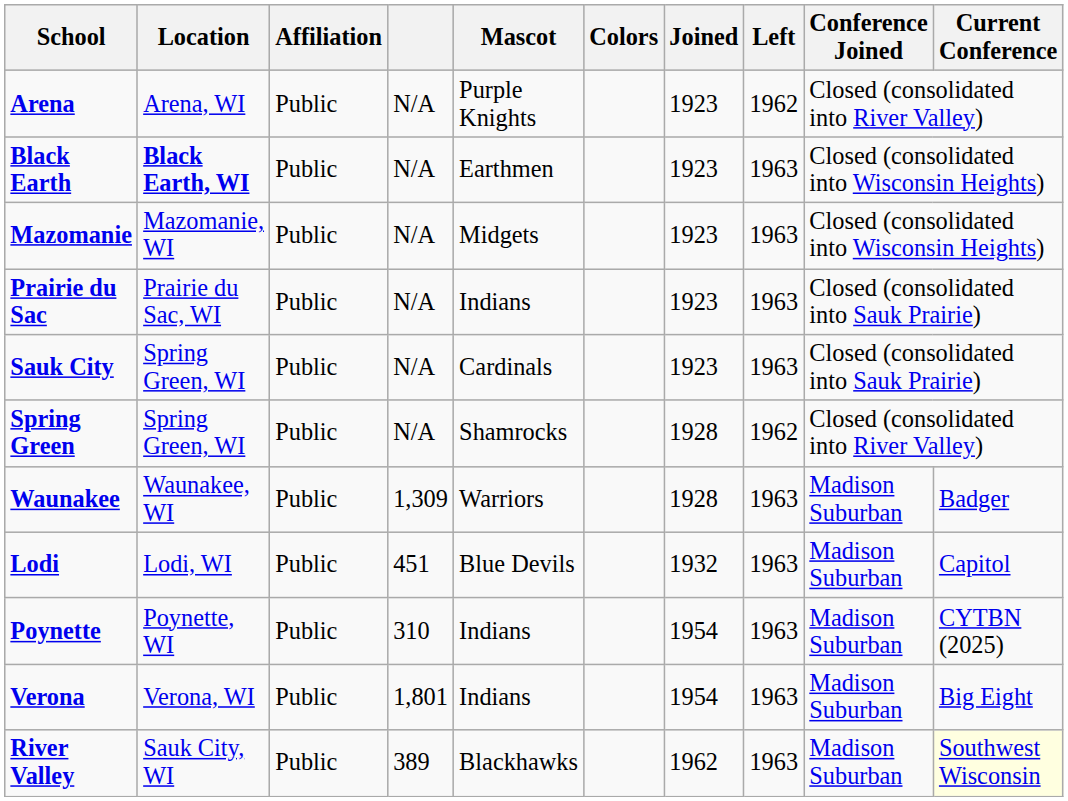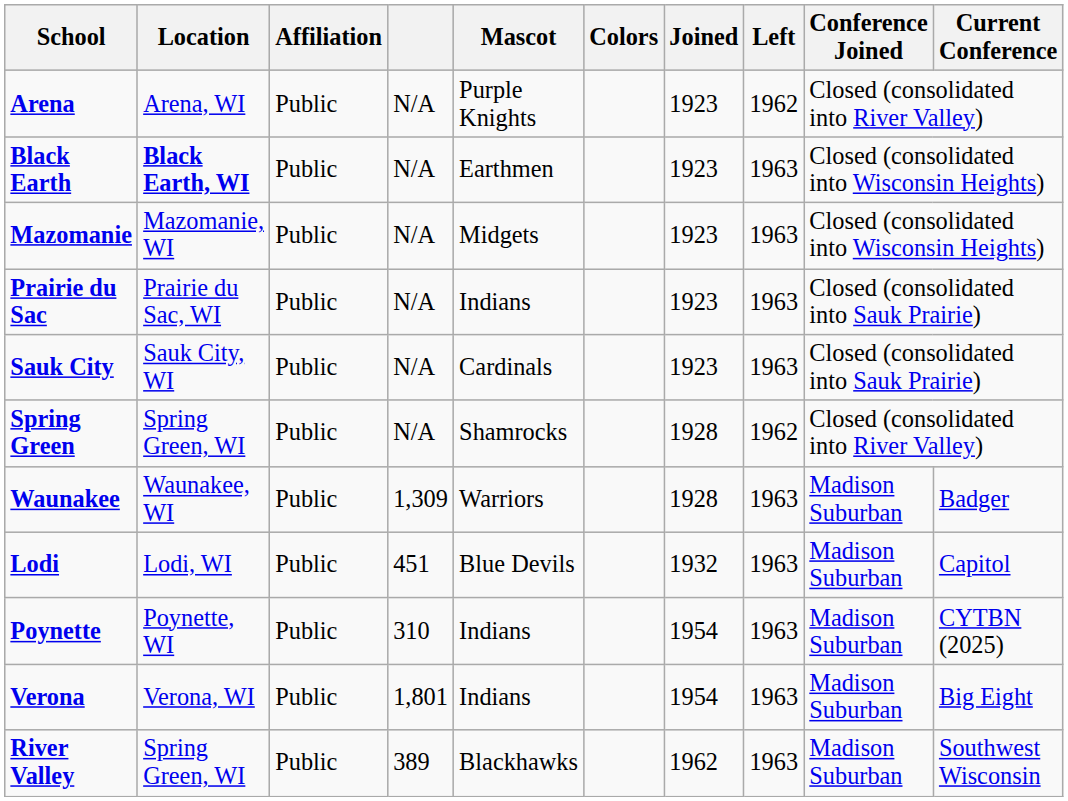(194, 367) Spring Green, WI -> (194, 367) Sauk City, WI
(194, 762) Sauk City, WI -> (194, 762) Spring Green, WI
(990, 762) lightyellow background -> (990, 762) no background
